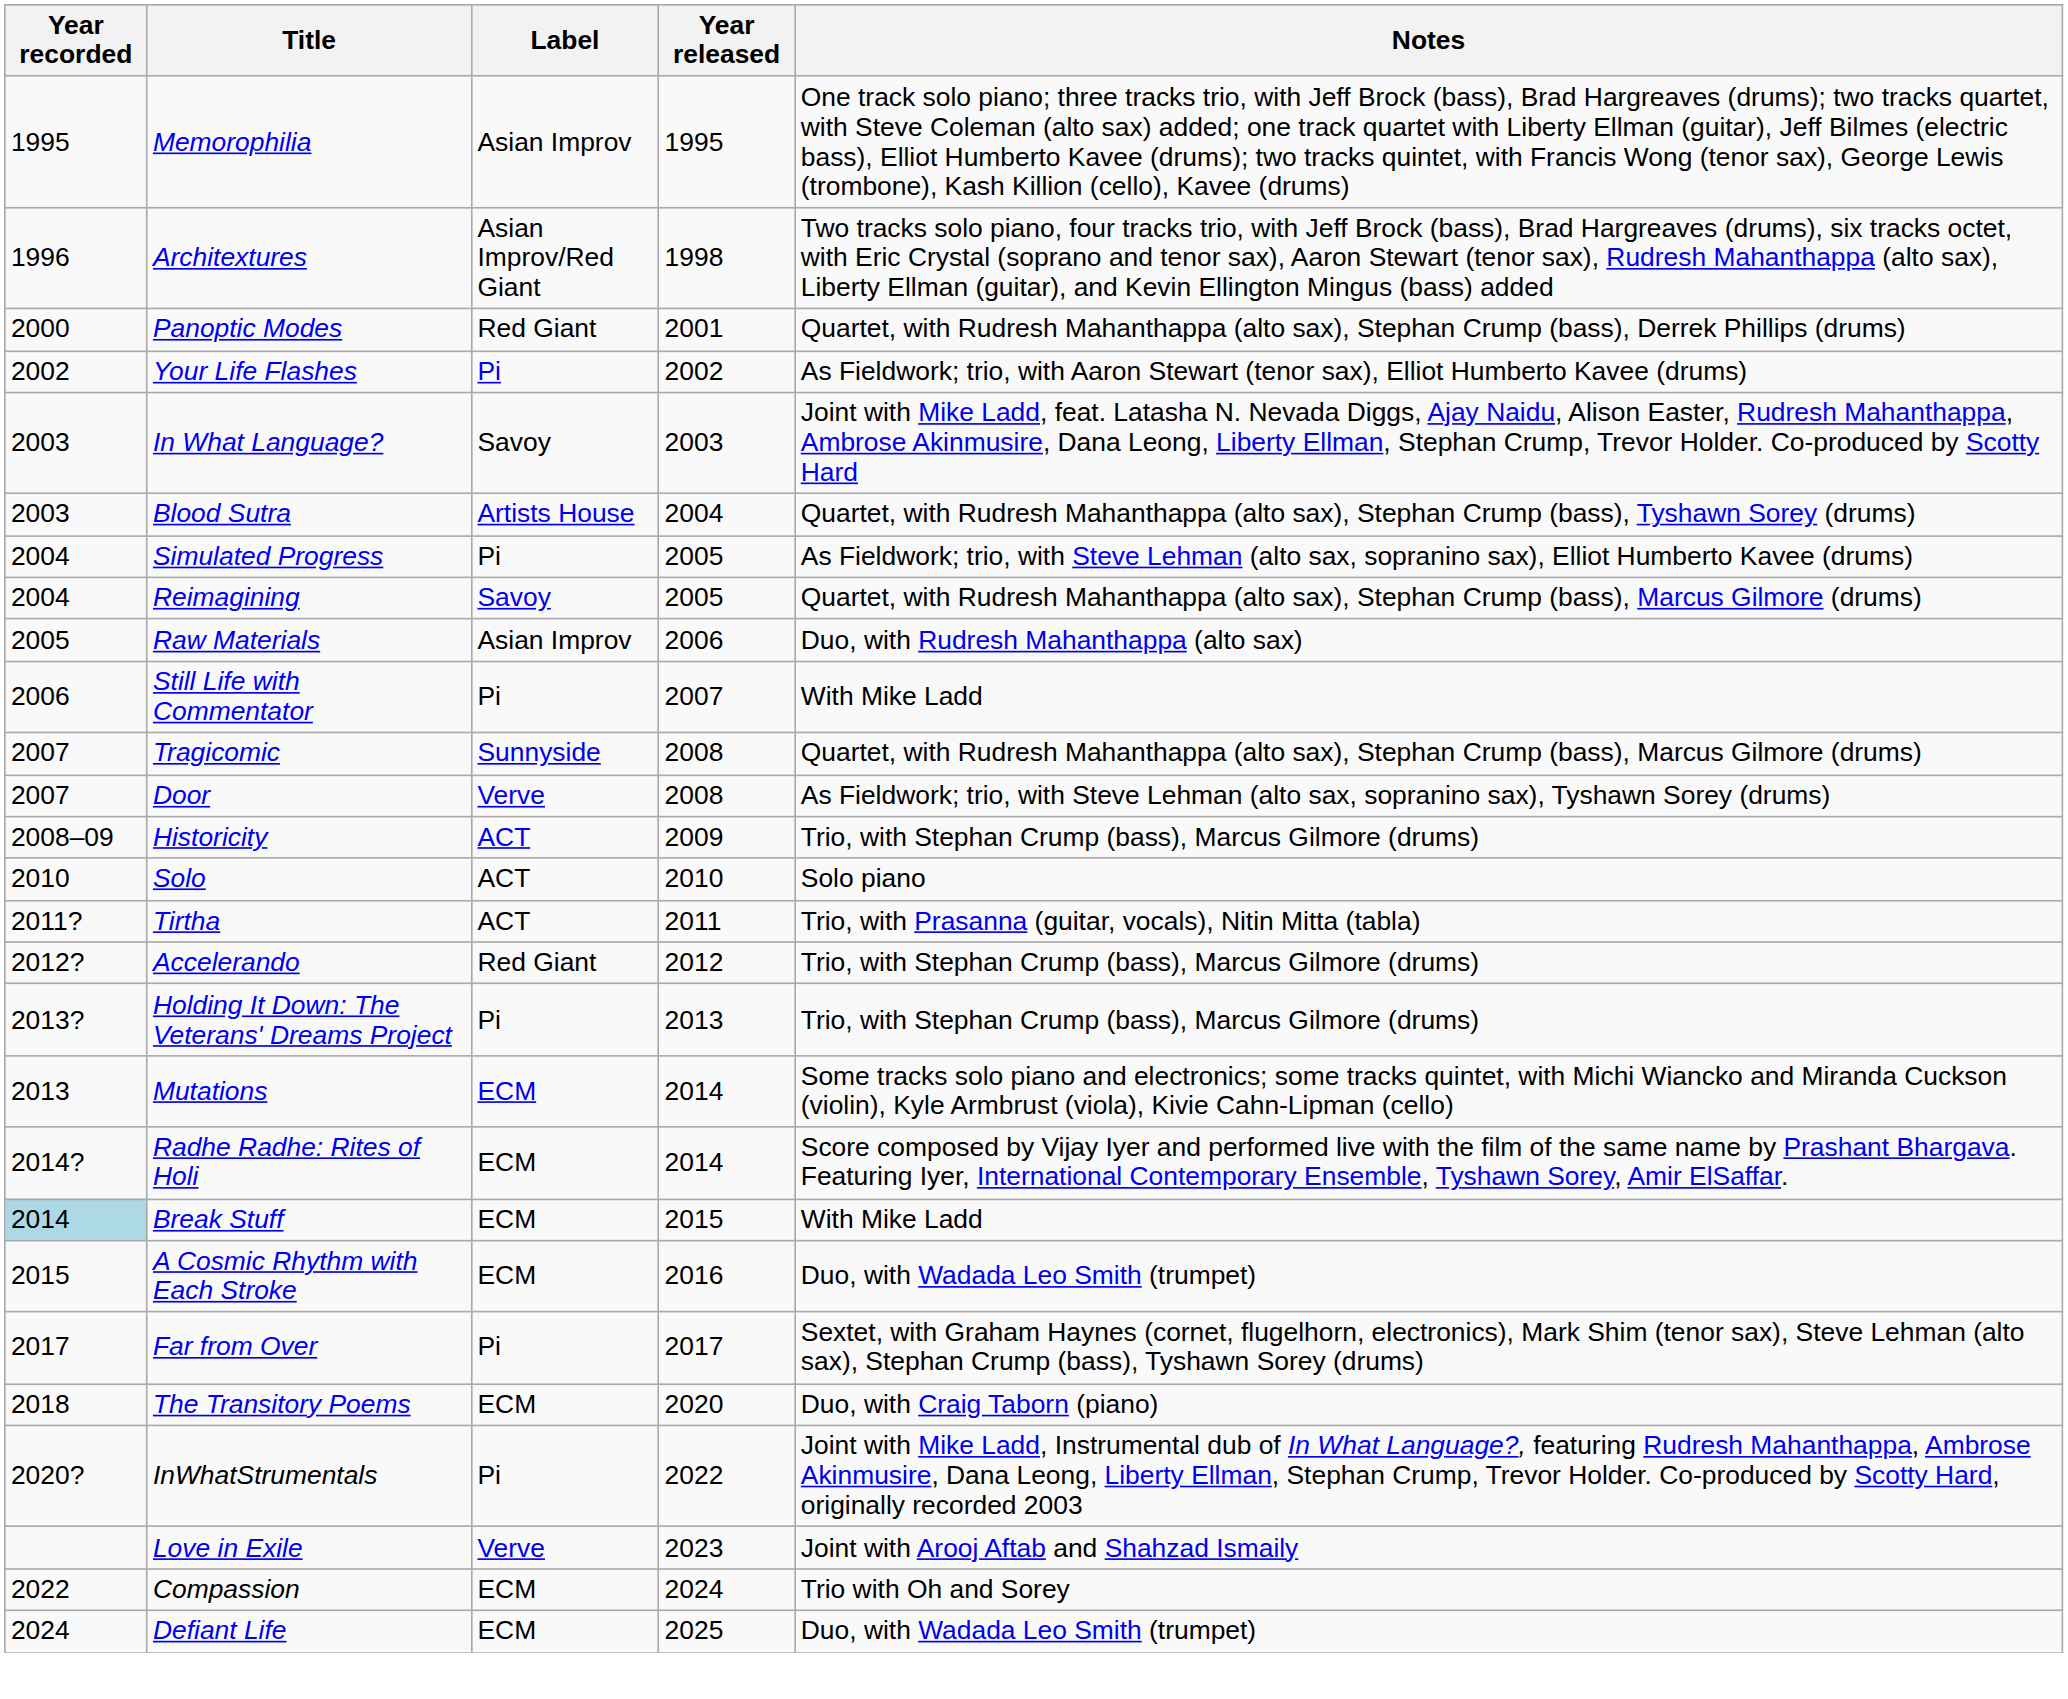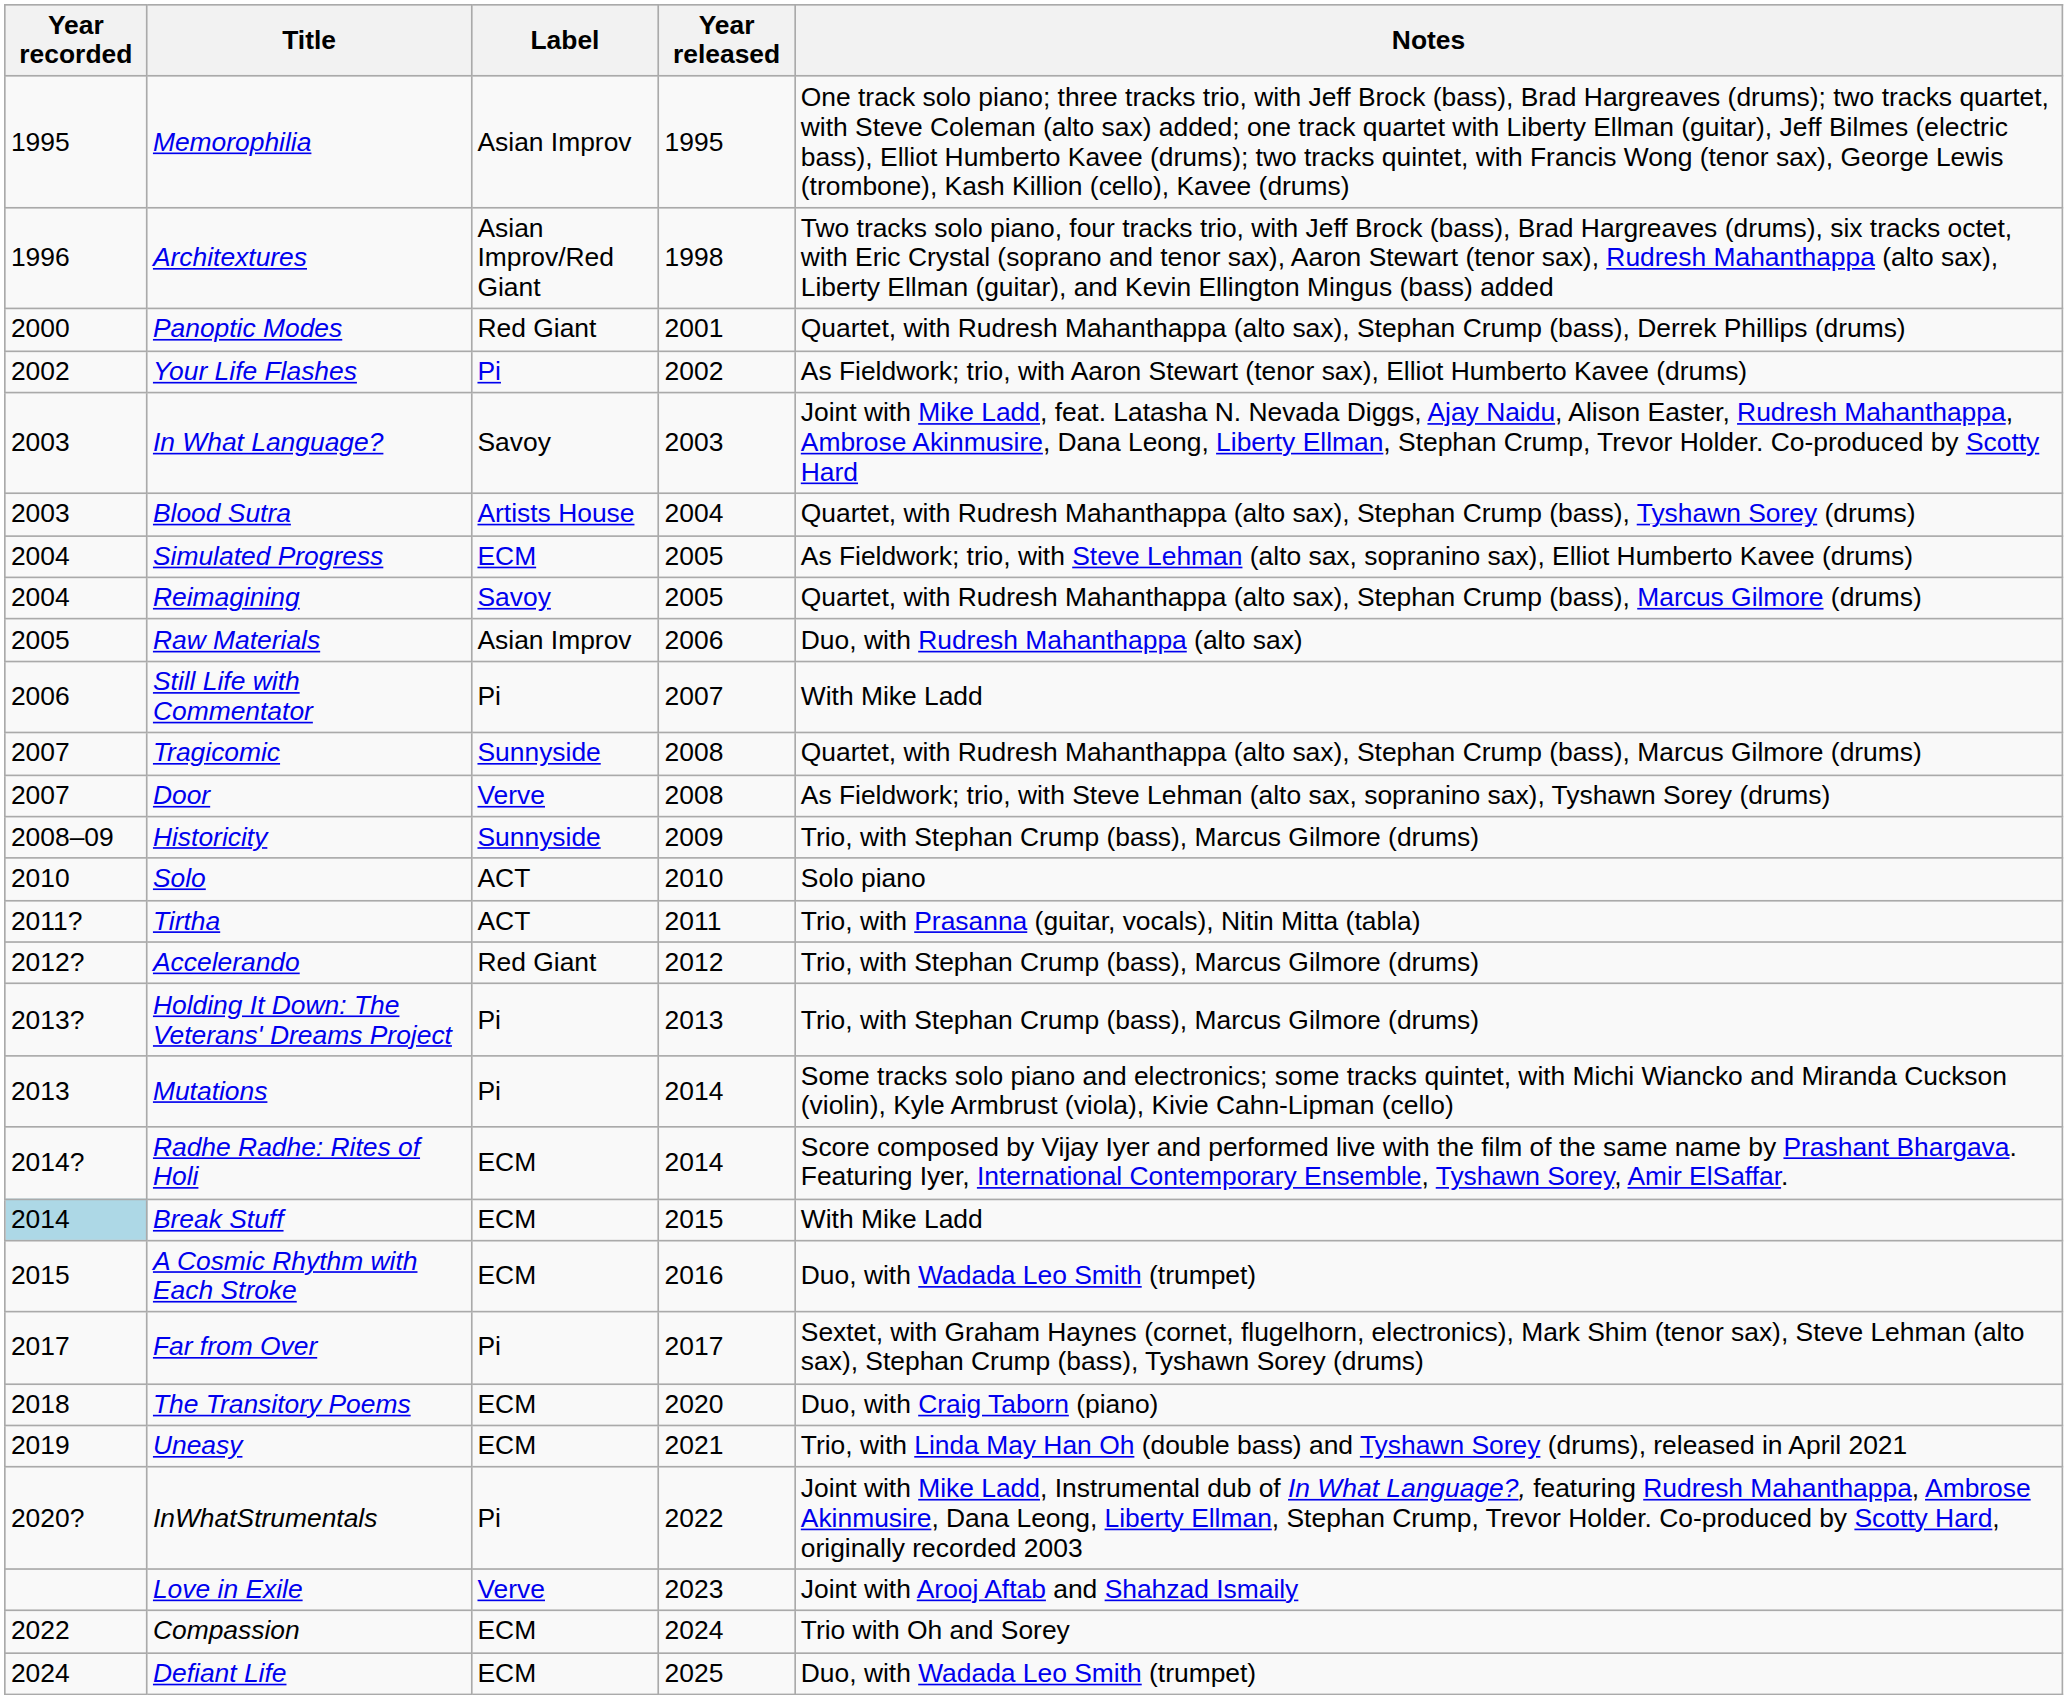(489, 556) Pi -> (507, 556) ECM
(504, 837) ACT -> (539, 837) Sunnyside
(507, 1090) ECM -> (489, 1090) Pi
+ row: (198, 1446)
